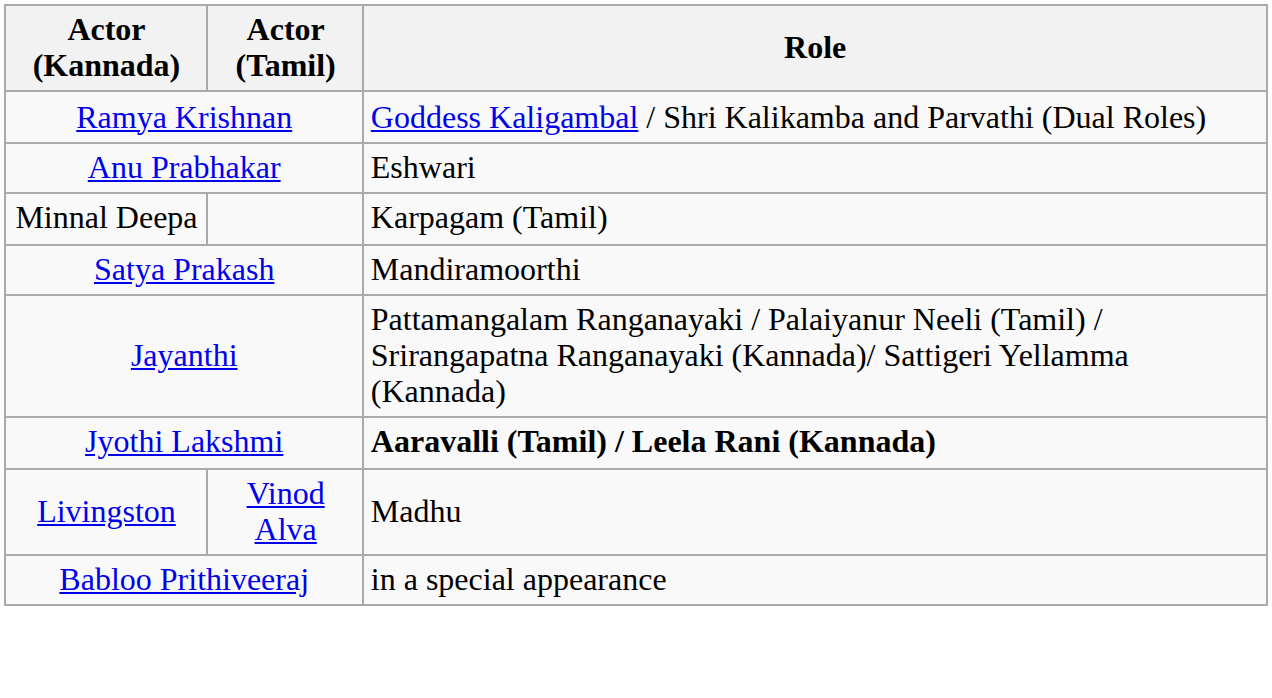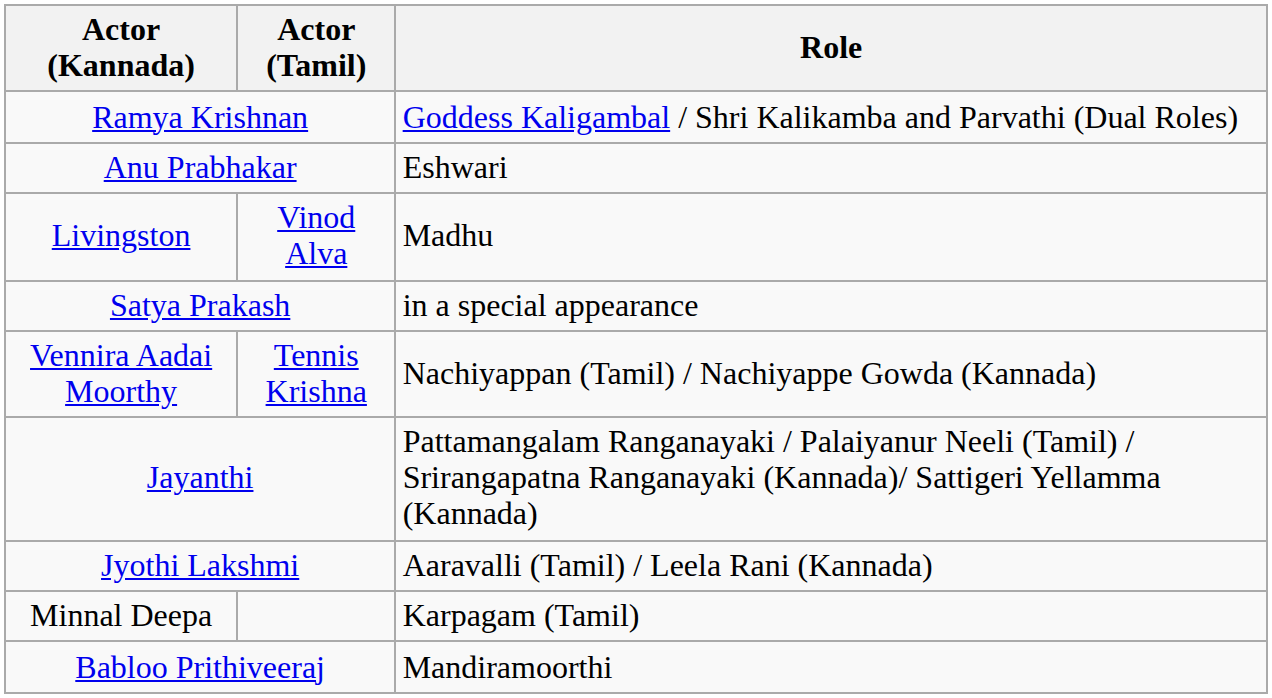rows swapped: (106, 511) <-> (106, 218)
(476, 268) Mandiramoorthi -> (551, 304) in a special appearance
+ row: (121, 373)
(653, 442) bold -> (668, 565) normal
(519, 579) in a special appearance -> (508, 666) Mandiramoorthi
